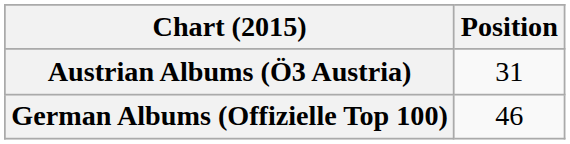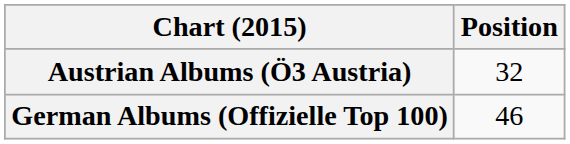(509, 71) 31 -> (509, 71) 32
